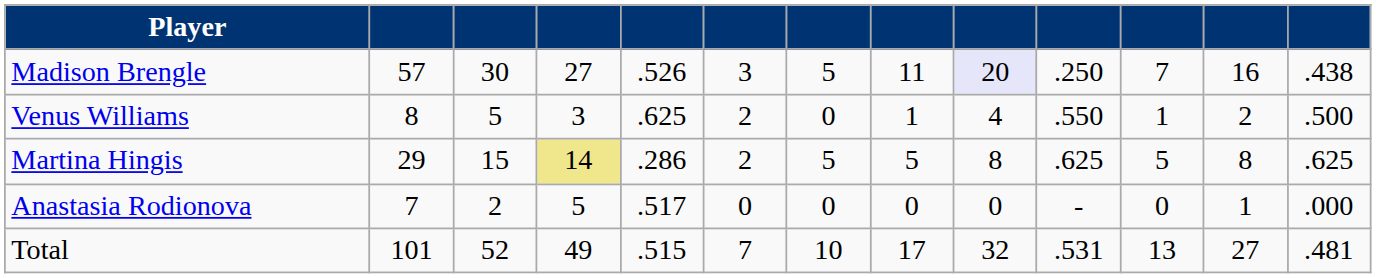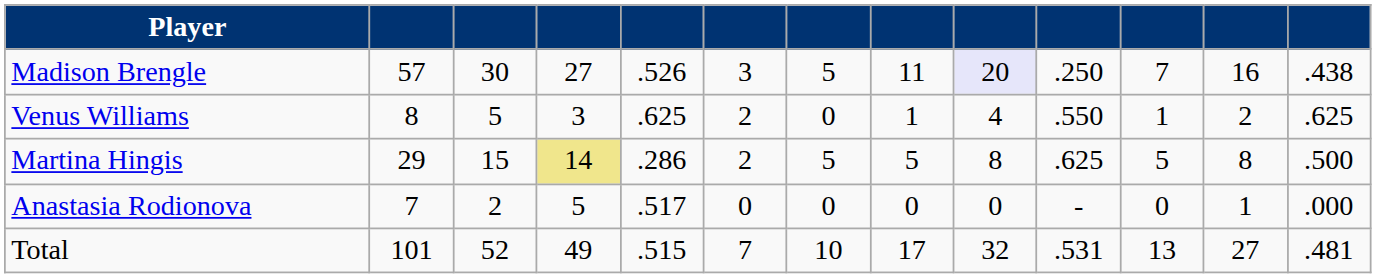(1329, 116) .500 -> (1329, 116) .625
(1329, 160) .625 -> (1329, 160) .500
